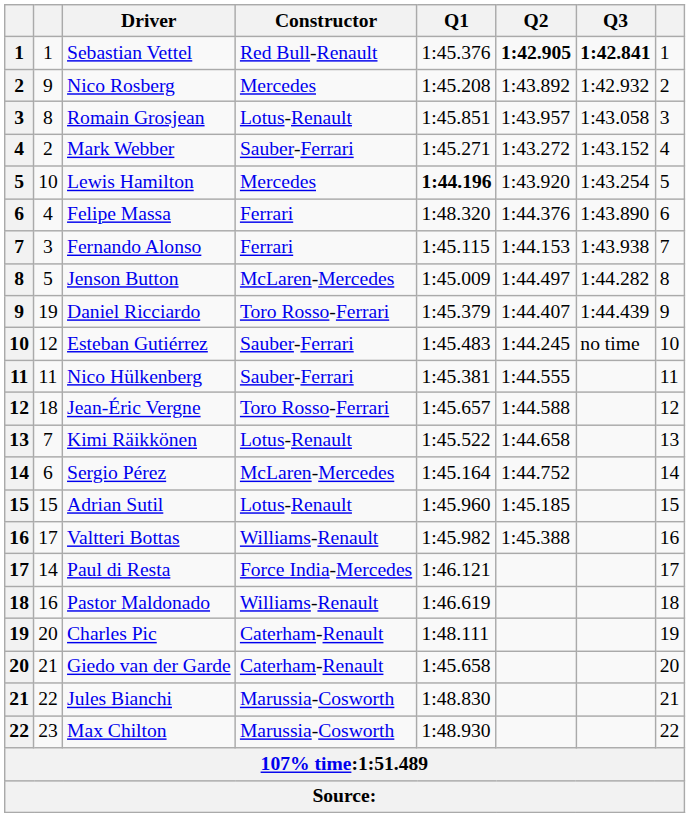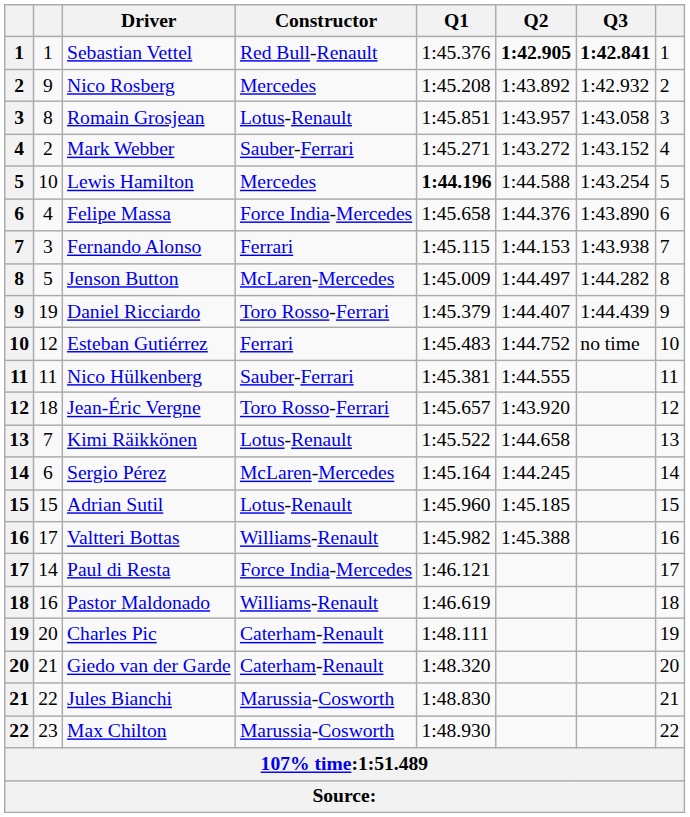(535, 181) 1:43.920 -> (535, 181) 1:44.588
(267, 214) Ferrari -> (326, 214) Force India-Mercedes
(456, 214) 1:48.320 -> (456, 214) 1:45.658
(297, 343) Sauber-Ferrari -> (267, 343) Ferrari
(535, 343) 1:44.245 -> (535, 343) 1:44.752
(535, 407) 1:44.588 -> (535, 407) 1:43.920
(535, 472) 1:44.752 -> (535, 472) 1:44.245
(456, 666) 1:45.658 -> (456, 666) 1:48.320
